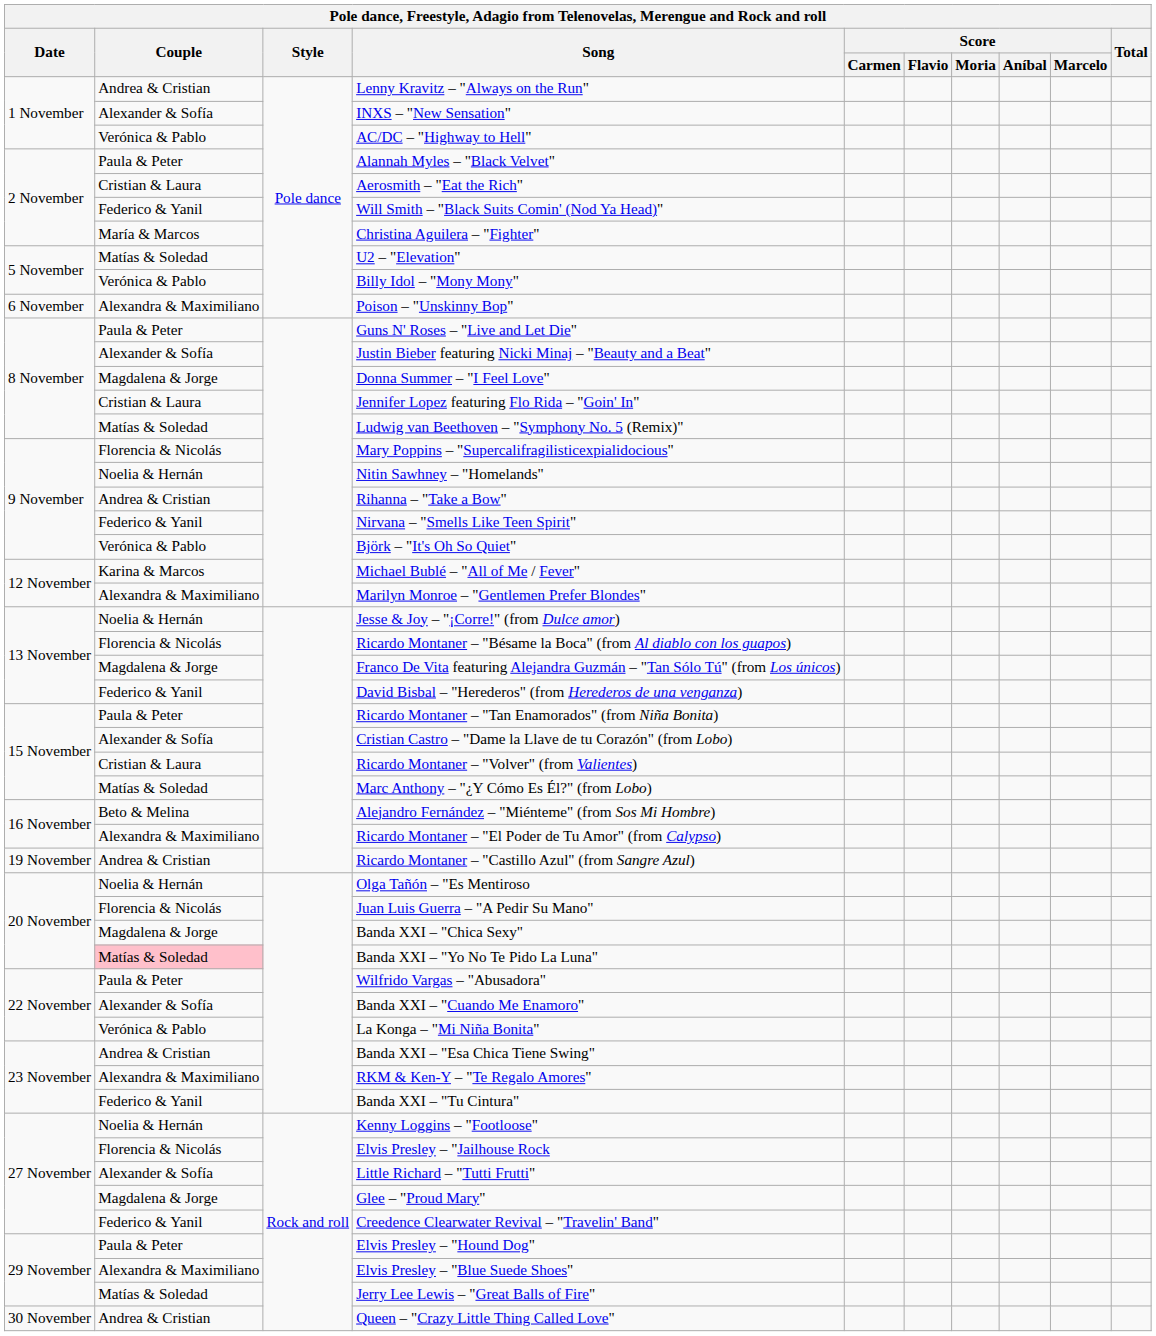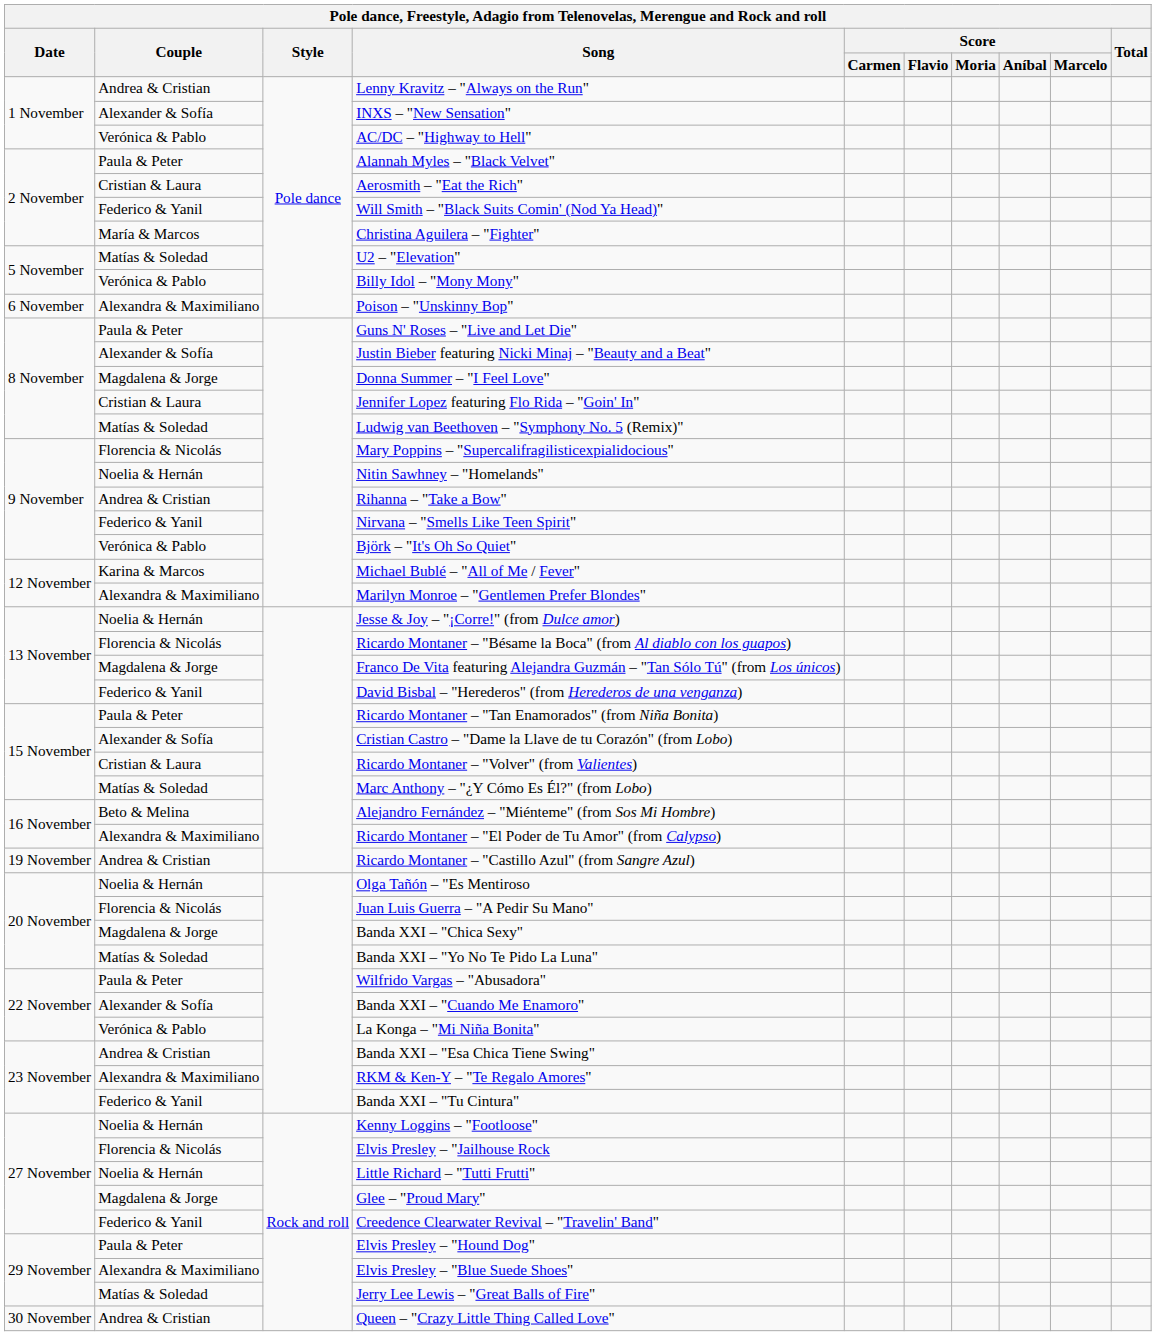(153, 956) pink background -> (153, 956) no background
(156, 1173) Alexander & Sofía -> (150, 1173) Noelia & Hernán
